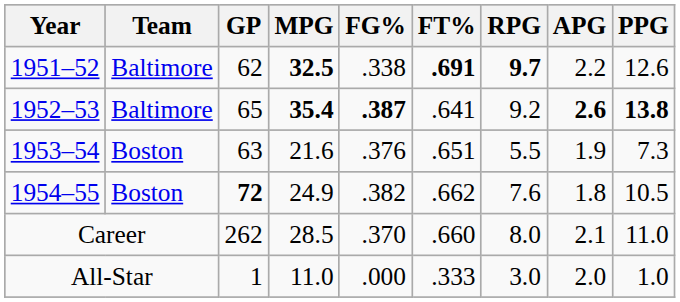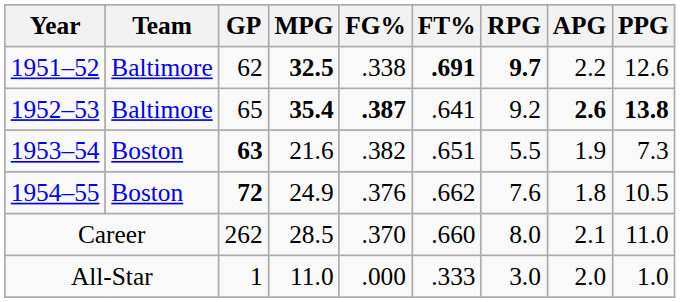(250, 151) normal -> (250, 151) bold
(384, 151) .376 -> (384, 151) .382
(384, 193) .382 -> (384, 193) .376
